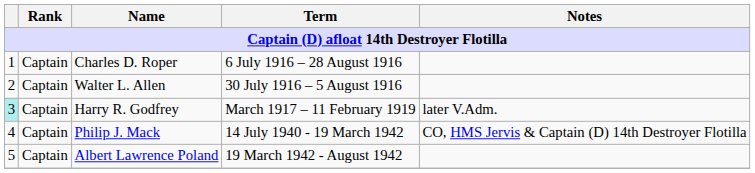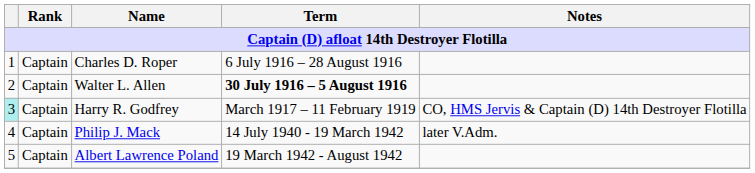(314, 86) normal -> (316, 86) bold
(460, 109) later V.Adm. -> (585, 109) CO, HMS Jervis & Captain (D) 14th Destroyer Flotilla
(585, 132) CO, HMS Jervis & Captain (D) 14th Destroyer Flotilla -> (460, 132) later V.Adm.
